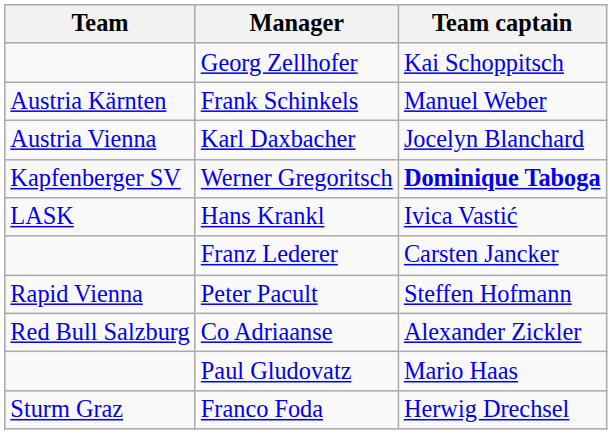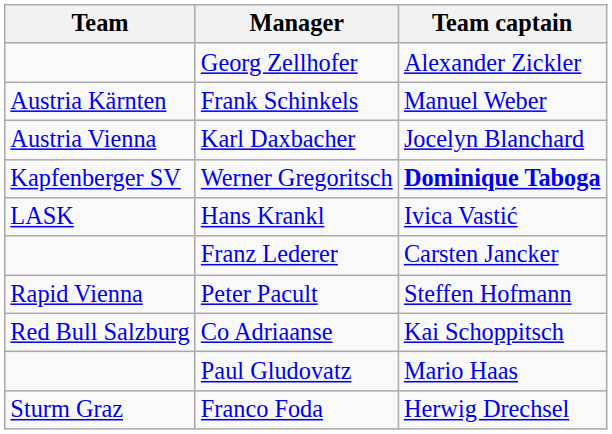(484, 62) Kai Schoppitsch -> (493, 62) Alexander Zickler
(493, 332) Alexander Zickler -> (484, 332) Kai Schoppitsch
